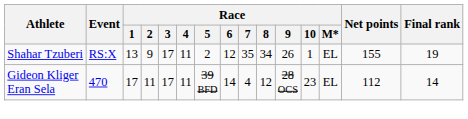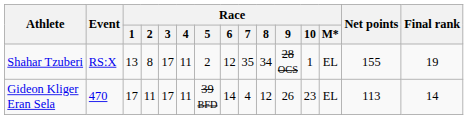(150, 54) 9 -> (150, 62) 8
(288, 54) 26 -> (288, 62) 28 OCS
(288, 82) 28 OCS -> (288, 97) 26
(371, 82) 112 -> (371, 97) 113
